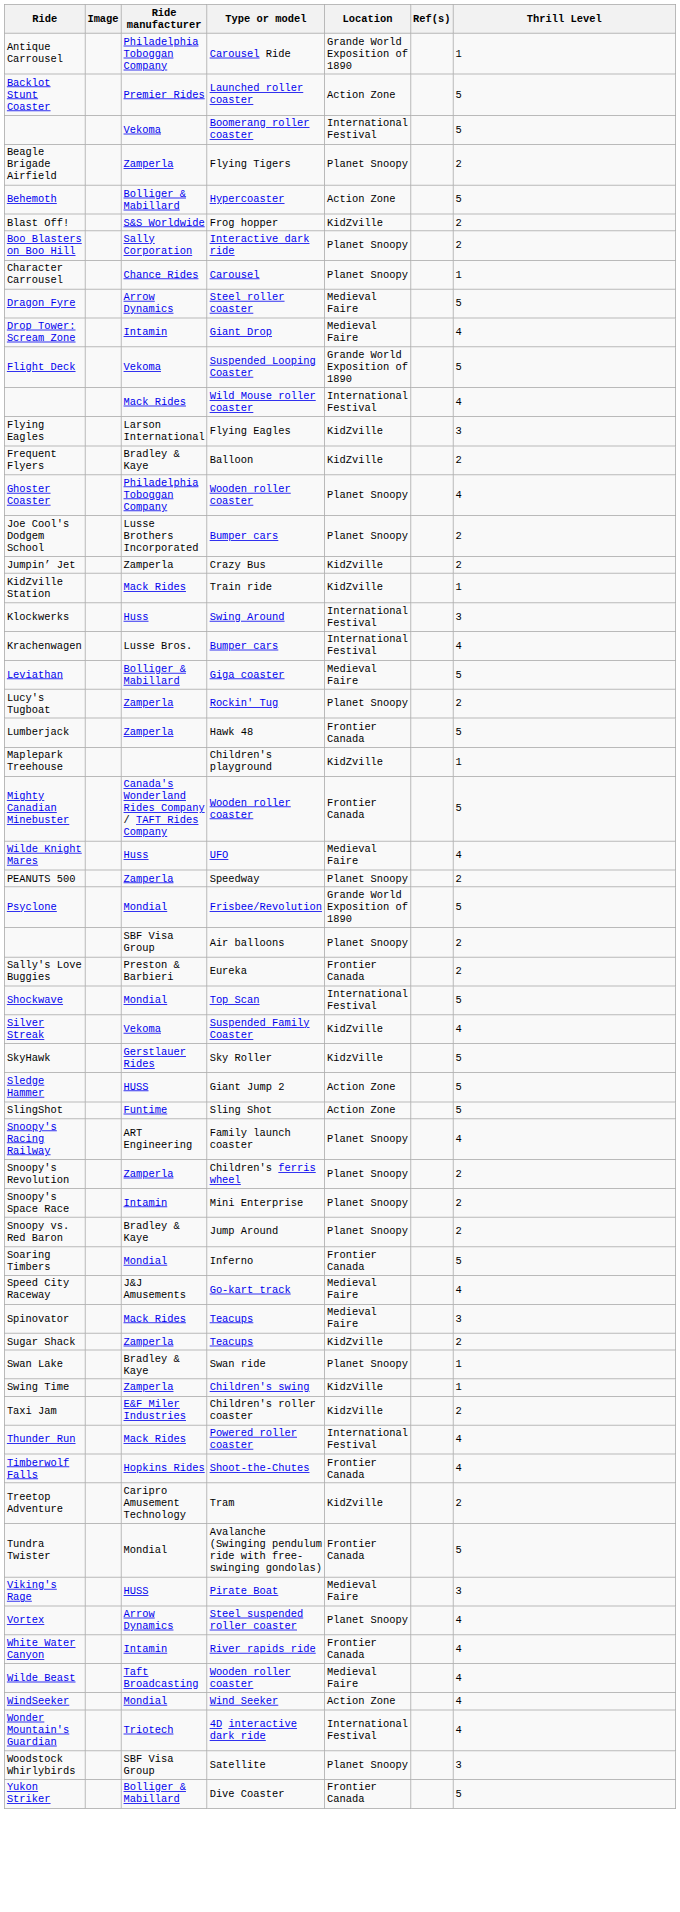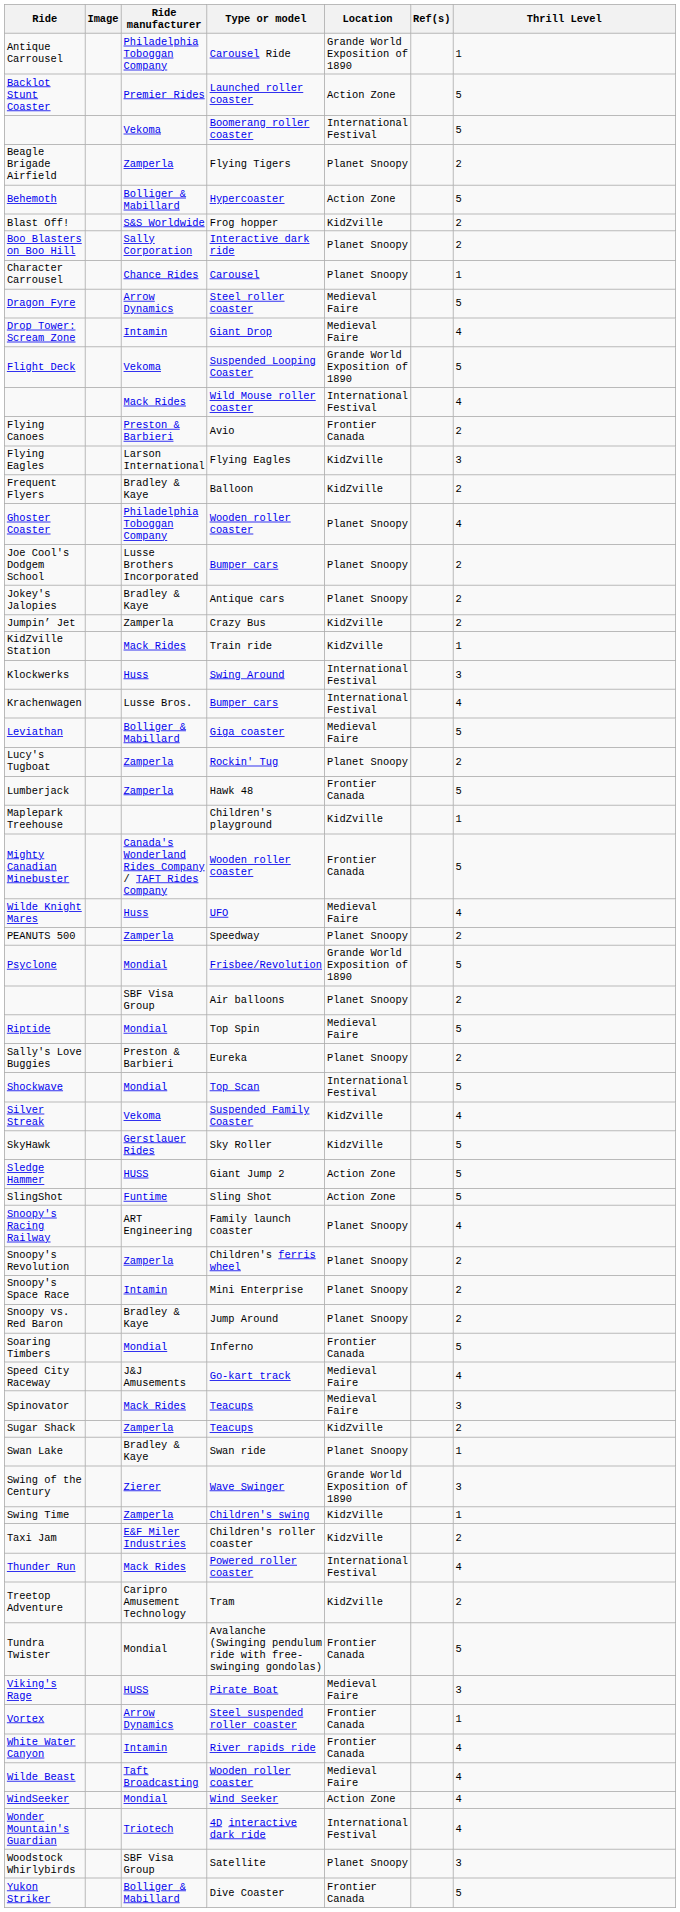+ row: (26, 431)
+ row: (32, 600)
+ row: (29, 1029)
(352, 971) Frontier Canada -> (368, 1058) Planet Snoopy
+ row: (44, 1486)
- row: (38, 1468)
(368, 1620) Planet Snoopy -> (352, 1719) Frontier Canada
(459, 1620) 4 -> (459, 1719) 1
